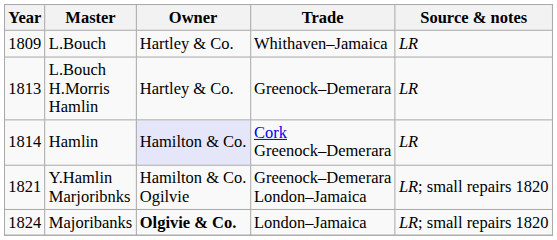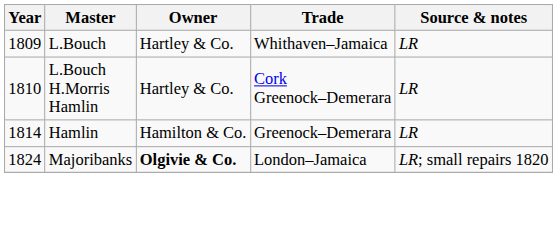(25, 88) 1813 -> (25, 88) 1810
(323, 88) Greenock–Demerara -> (323, 88) Cork Greenock–Demerara
(193, 142) lavender background -> (193, 133) no background
(323, 142) Cork Greenock–Demerara -> (323, 133) Greenock–Demerara
- row: (90, 187)
